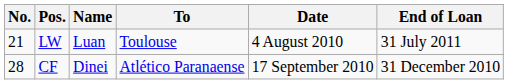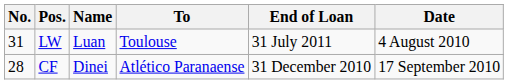columns swapped: (313, 16) <-> (440, 16)
(16, 41) 21 -> (16, 41) 31
